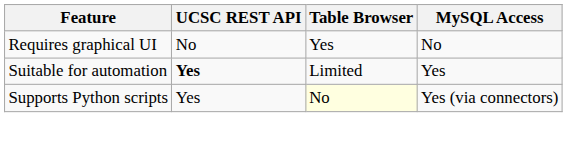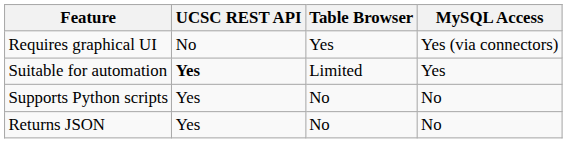(431, 44) No -> (490, 44) Yes (via connectors)
(320, 97) lightyellow background -> (320, 97) no background
(490, 97) Yes (via connectors) -> (431, 97) No
+ row: (57, 124)
